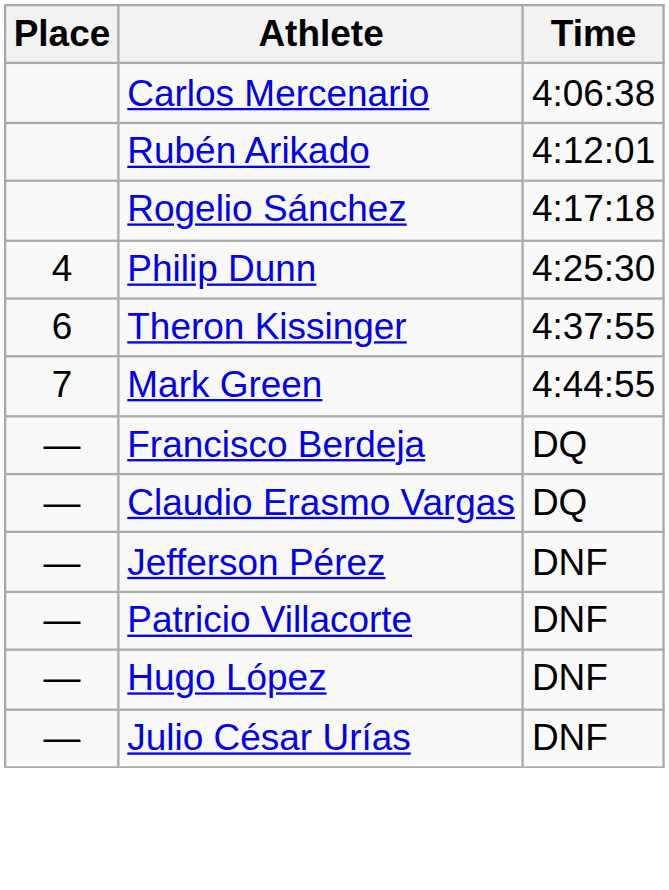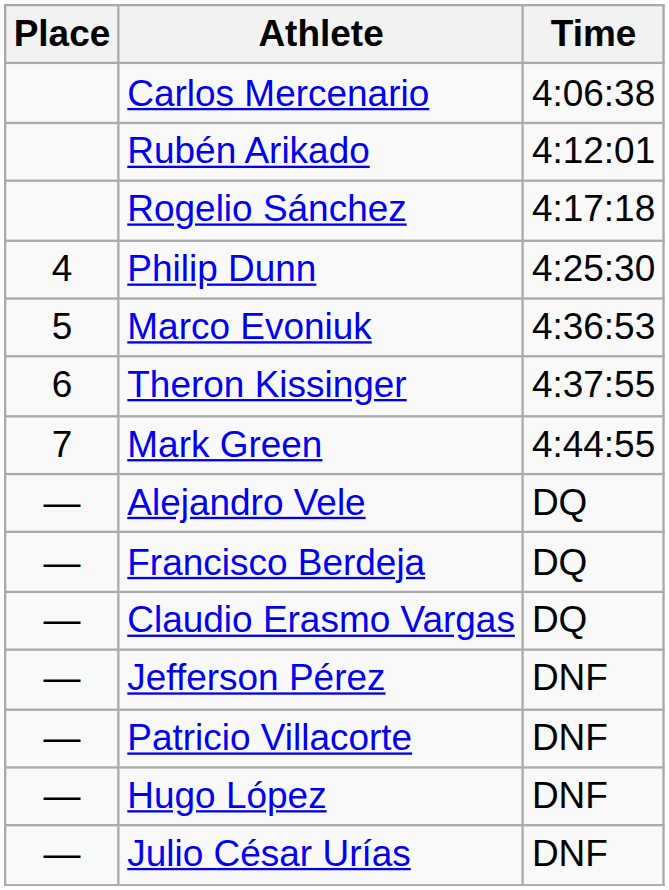+ row: (250, 326)
+ row: (246, 502)
